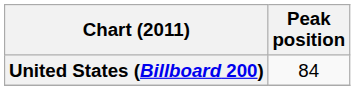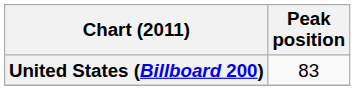(309, 70) 84 -> (309, 70) 83
